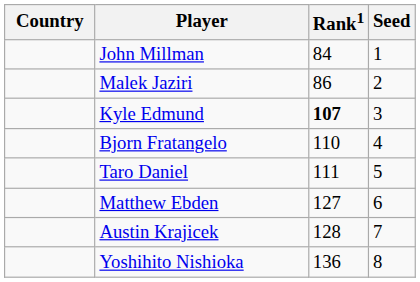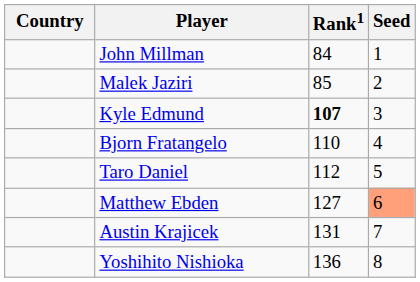(322, 83) 86 -> (322, 83) 85
(326, 172) 111 -> (326, 172) 112
(378, 202) no background -> (378, 202) lightsalmon background
(327, 232) 128 -> (327, 232) 131
